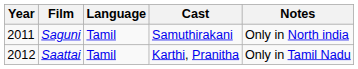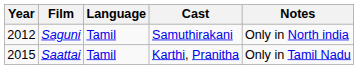(21, 34) 2011 -> (21, 34) 2012
(21, 54) 2012 -> (21, 54) 2015
